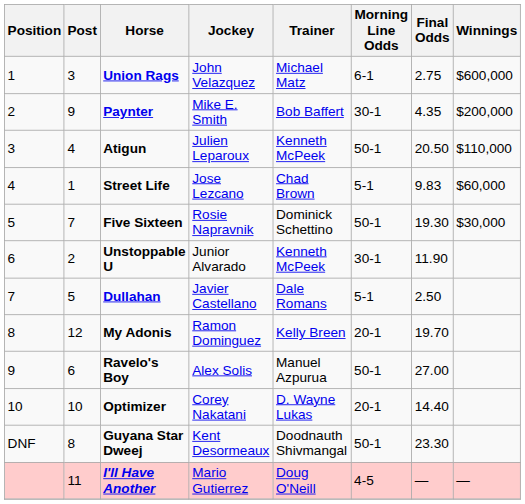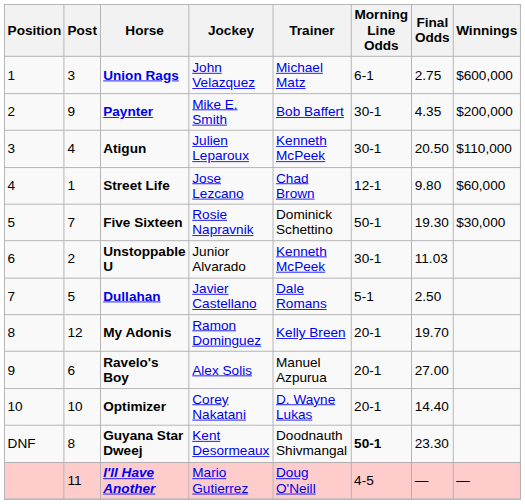(368, 148) 50-1 -> (368, 148) 30-1
(364, 185) 5-1 -> (368, 185) 12-1
(428, 185) 9.83 -> (428, 185) 9.80
(431, 259) 11.90 -> (431, 259) 11.03
(368, 370) 50-1 -> (368, 370) 20-1
(368, 443) normal -> (368, 443) bold
